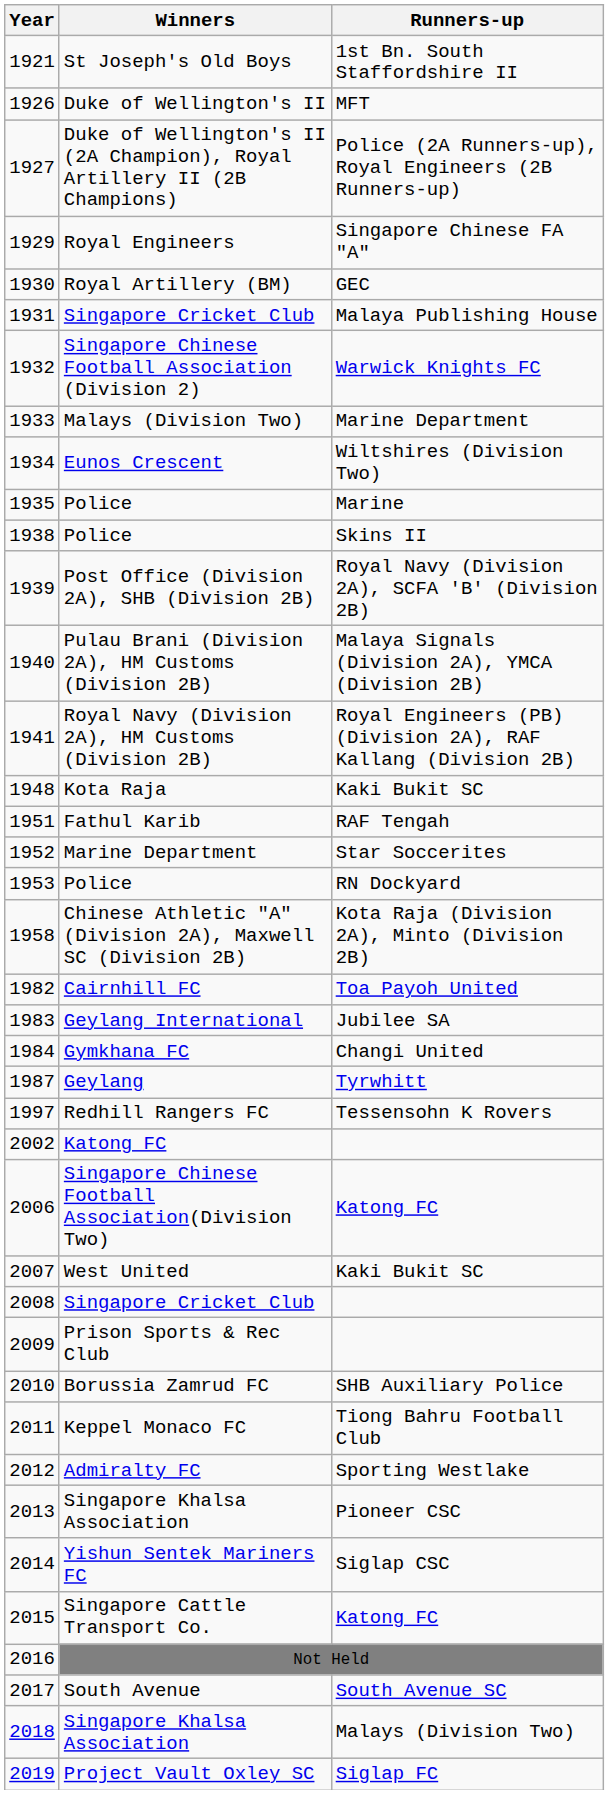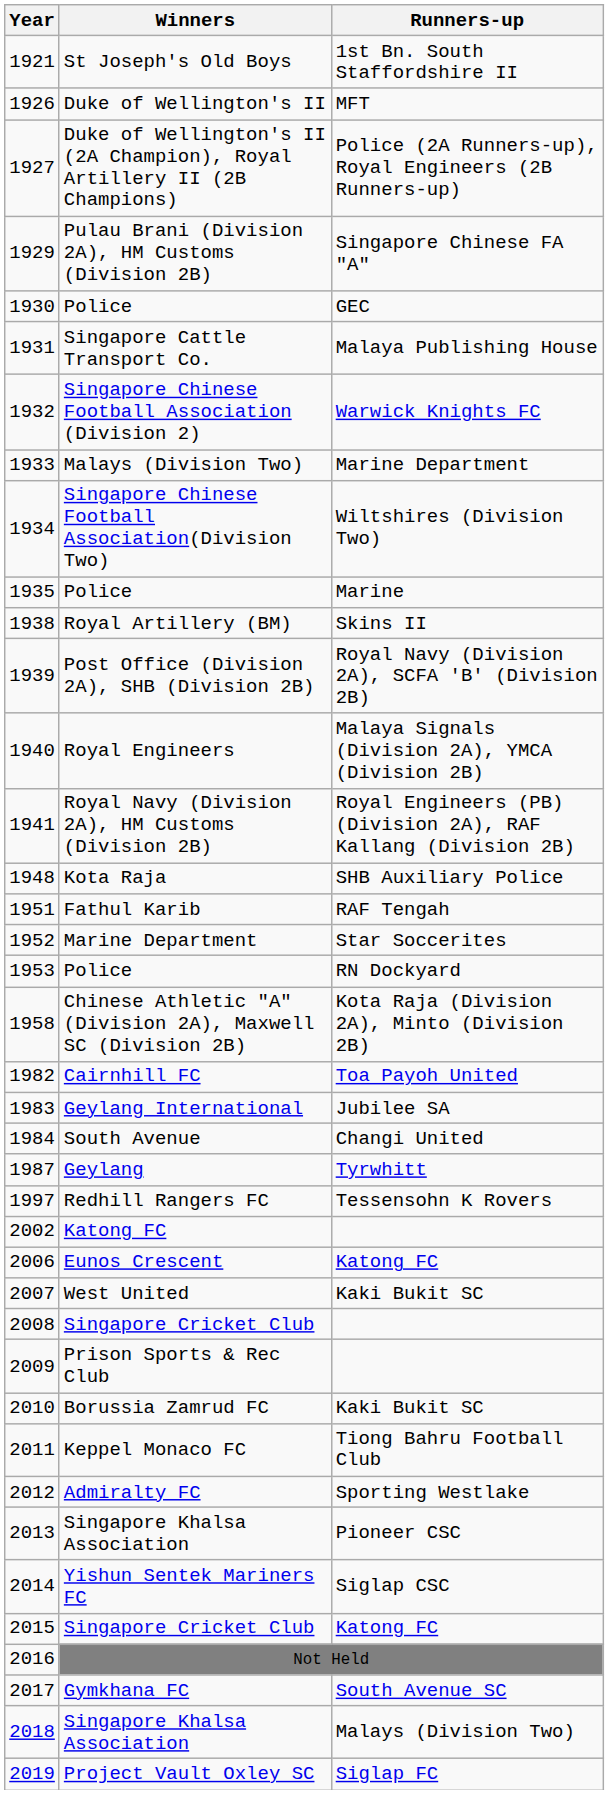(149, 242) Royal Engineers -> (183, 253) Pulau Brani (Division 2A), HM Customs (Division 2B)
(178, 284) Royal Artillery (BM) -> (98, 306) Police
(189, 315) Singapore Cricket Club -> (155, 348) Singapore Cattle Transport Co.
(144, 463) Eunos Crescent -> (178, 529) Singapore Chinese Football Association(Division Two)
(98, 536) Police -> (178, 623) Royal Artillery (BM)
(183, 663) Pulau Brani (Division 2A), HM Customs (Division 2B) -> (149, 751) Royal Engineers
(410, 791) Kaki Bukit SC -> (450, 878) SHB Auxiliary Police
(127, 1051) Gymkhana FC -> (132, 1139) South Avenue
(178, 1208) Singapore Chinese Football Association(Division Two) -> (144, 1262) Eunos Crescent
(450, 1386) SHB Auxiliary Police -> (410, 1408) Kaki Bukit SC
(155, 1618) Singapore Cattle Transport Co. -> (189, 1628) Singapore Cricket Club
(132, 1690) South Avenue -> (127, 1690) Gymkhana FC
